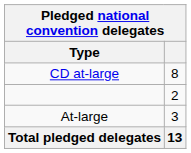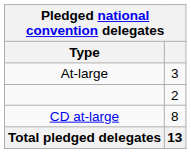rows swapped: (84, 73) <-> (84, 116)
